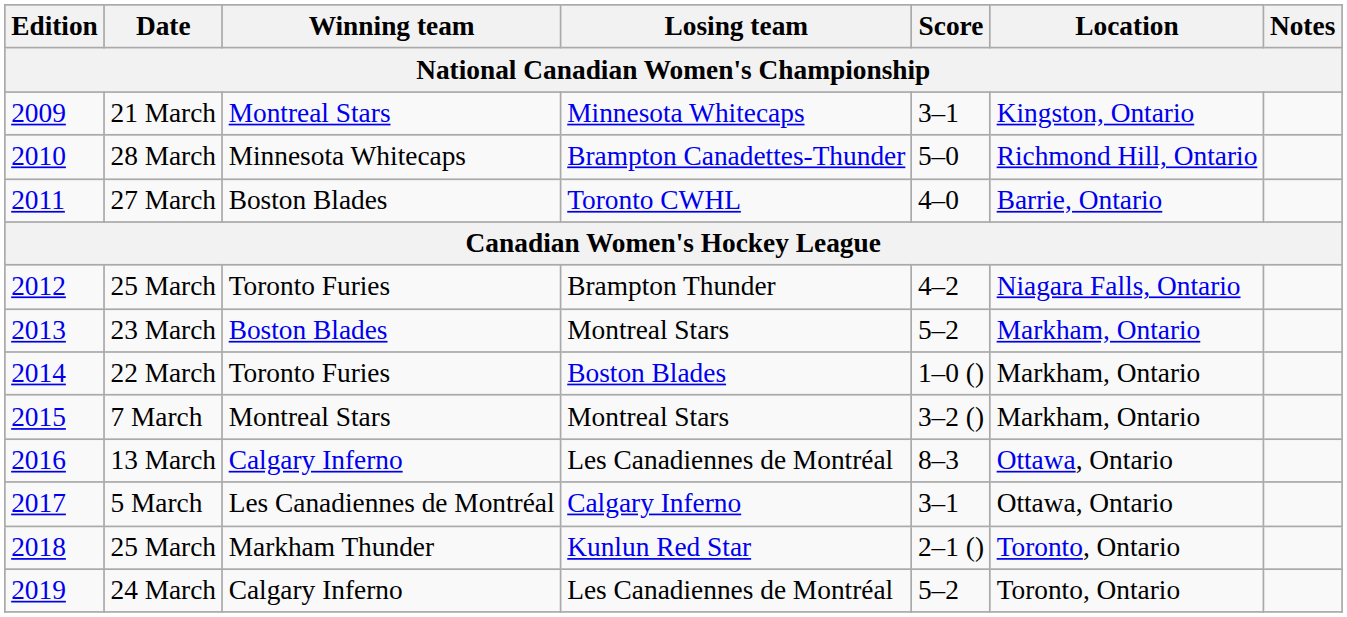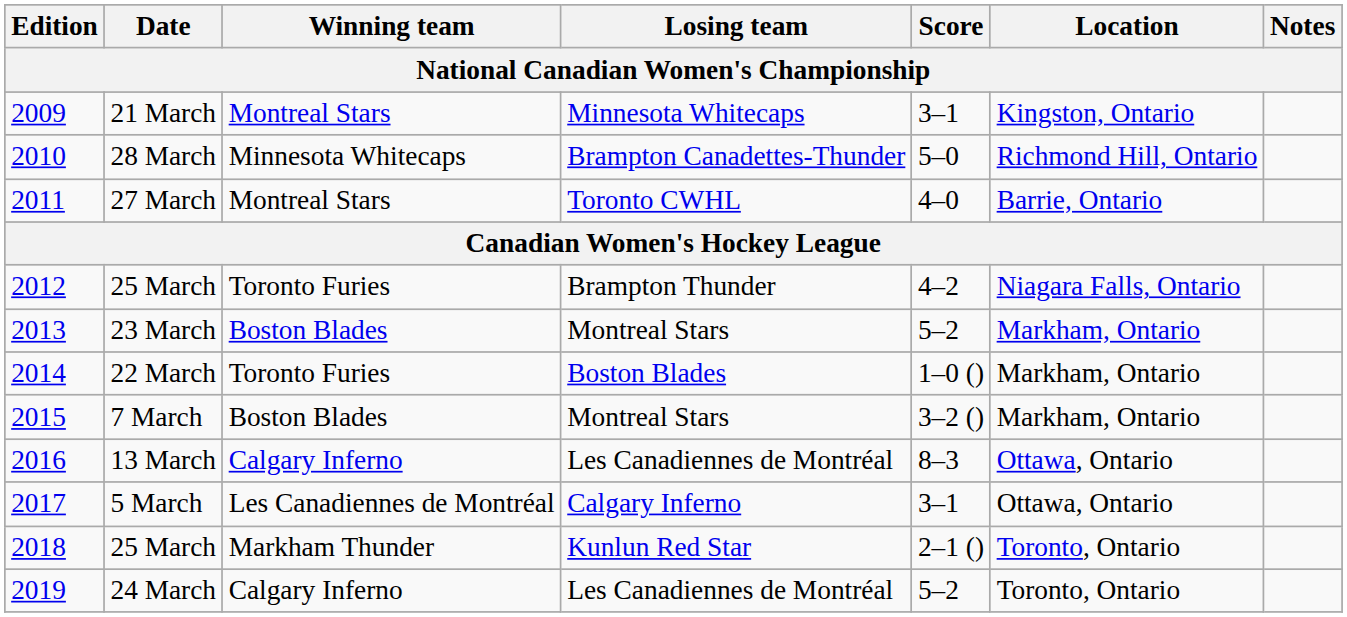(308, 199) Boston Blades -> (310, 199) Montreal Stars
(310, 416) Montreal Stars -> (308, 416) Boston Blades
